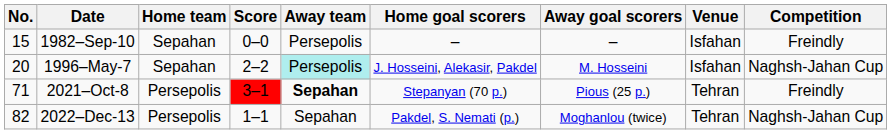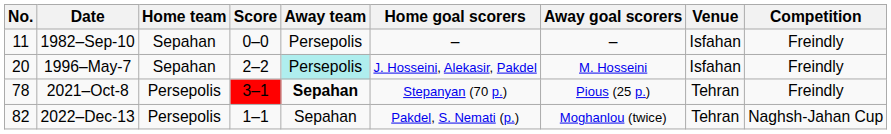(21, 41) 15 -> (21, 41) 11
(816, 66) Naghsh-Jahan Cup -> (816, 66) Freindly
(21, 91) 71 -> (21, 91) 78
